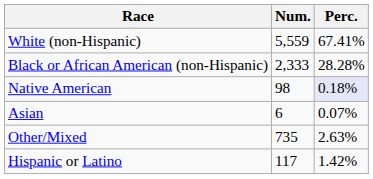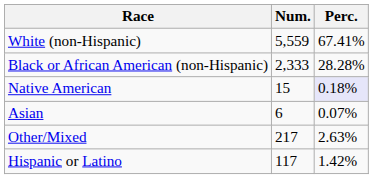(283, 88) 98 -> (283, 88) 15
(286, 137) 735 -> (286, 137) 217
